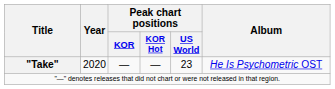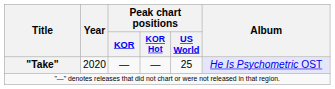(186, 65) 23 -> (186, 65) 25
(266, 65) no background -> (266, 65) lavender background
